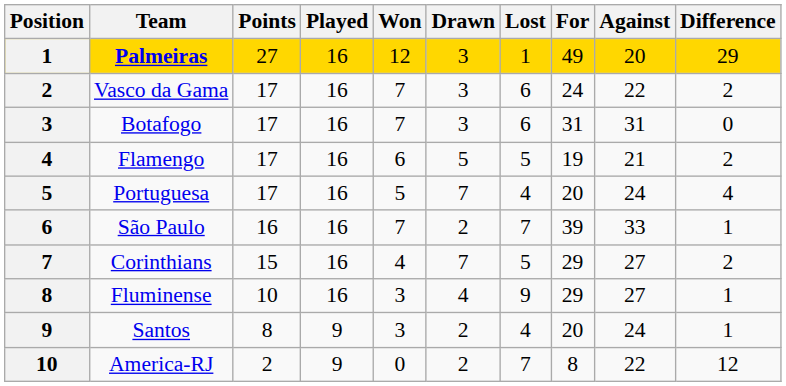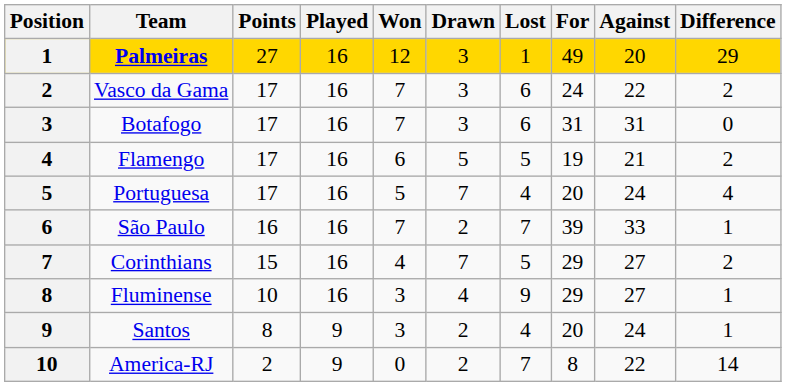(728, 364) 12 -> (728, 364) 14
